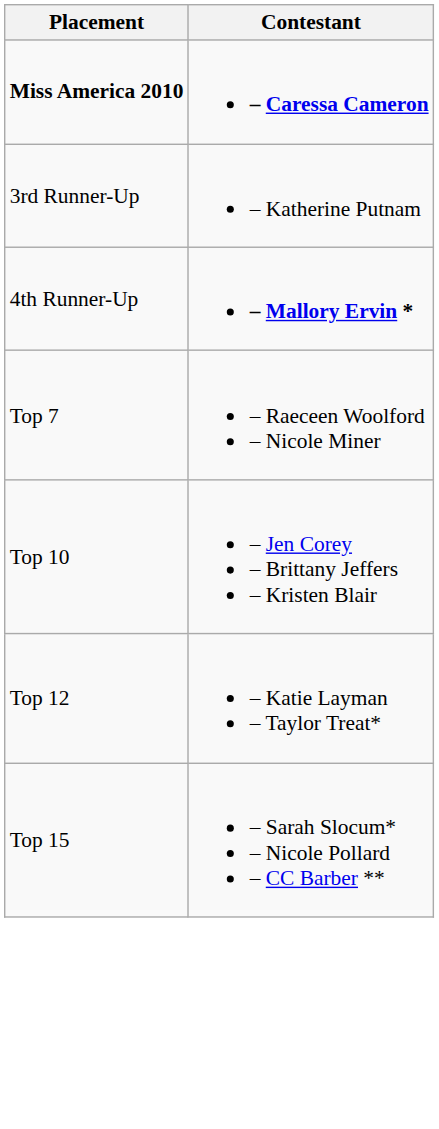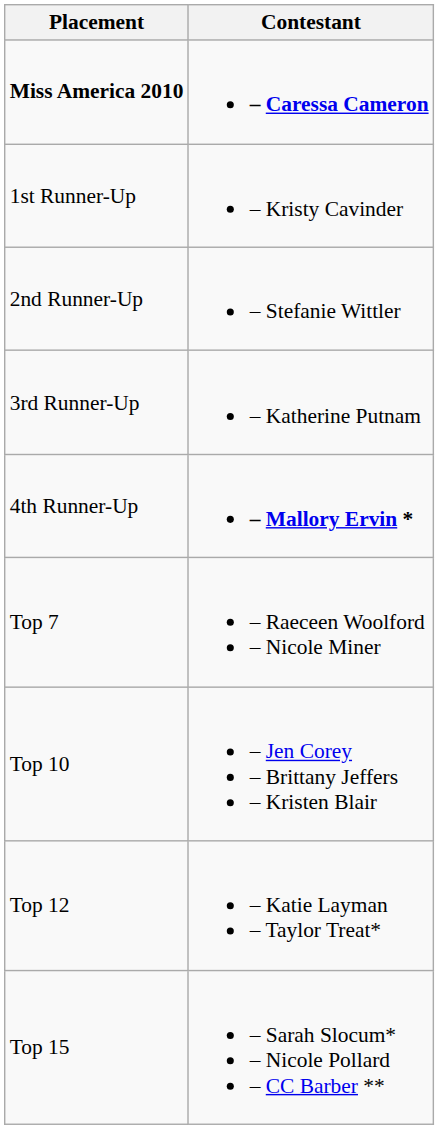+ row: (73, 195)
+ row: (76, 298)
